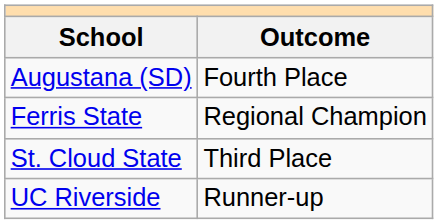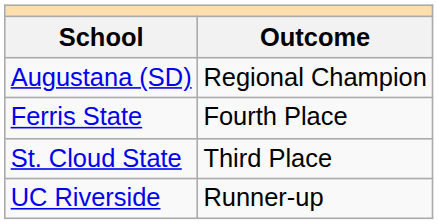(276, 77) Fourth Place -> (315, 77) Regional Champion
(315, 117) Regional Champion -> (276, 117) Fourth Place
